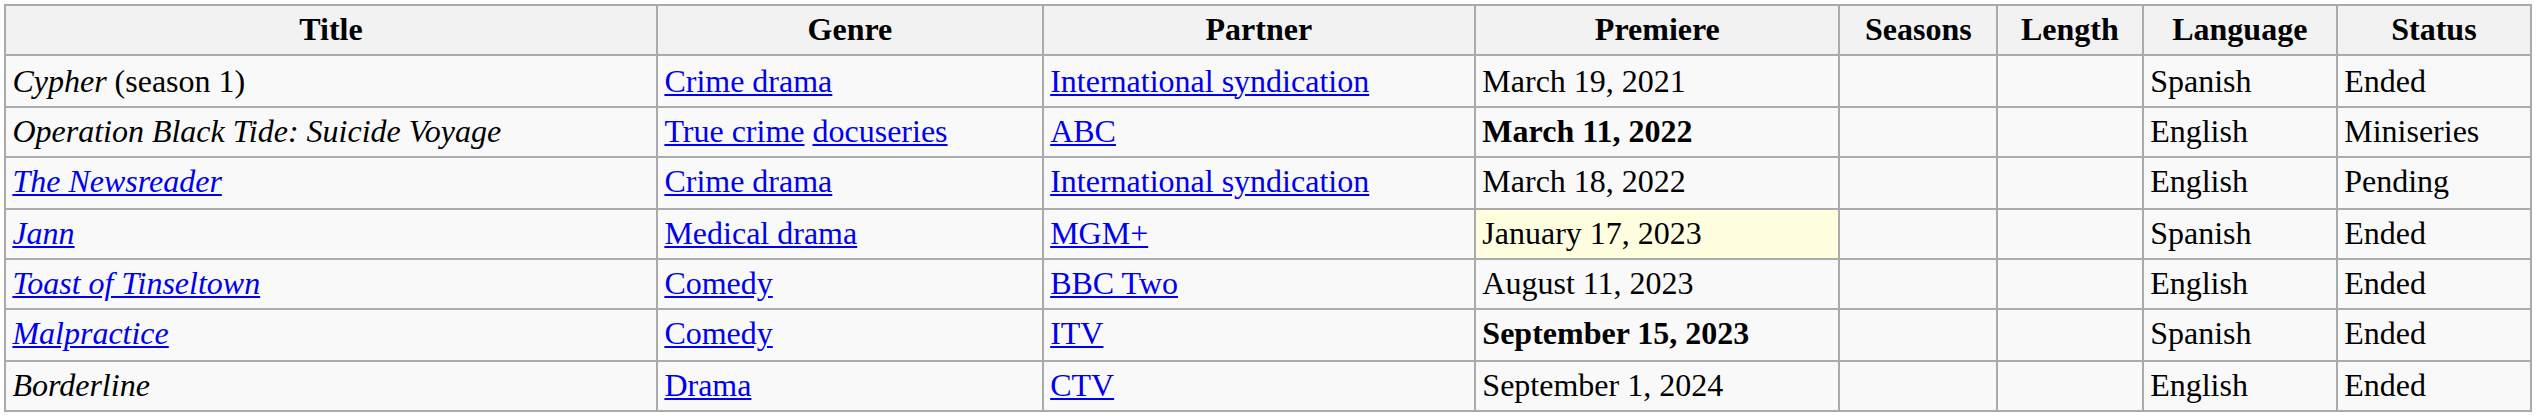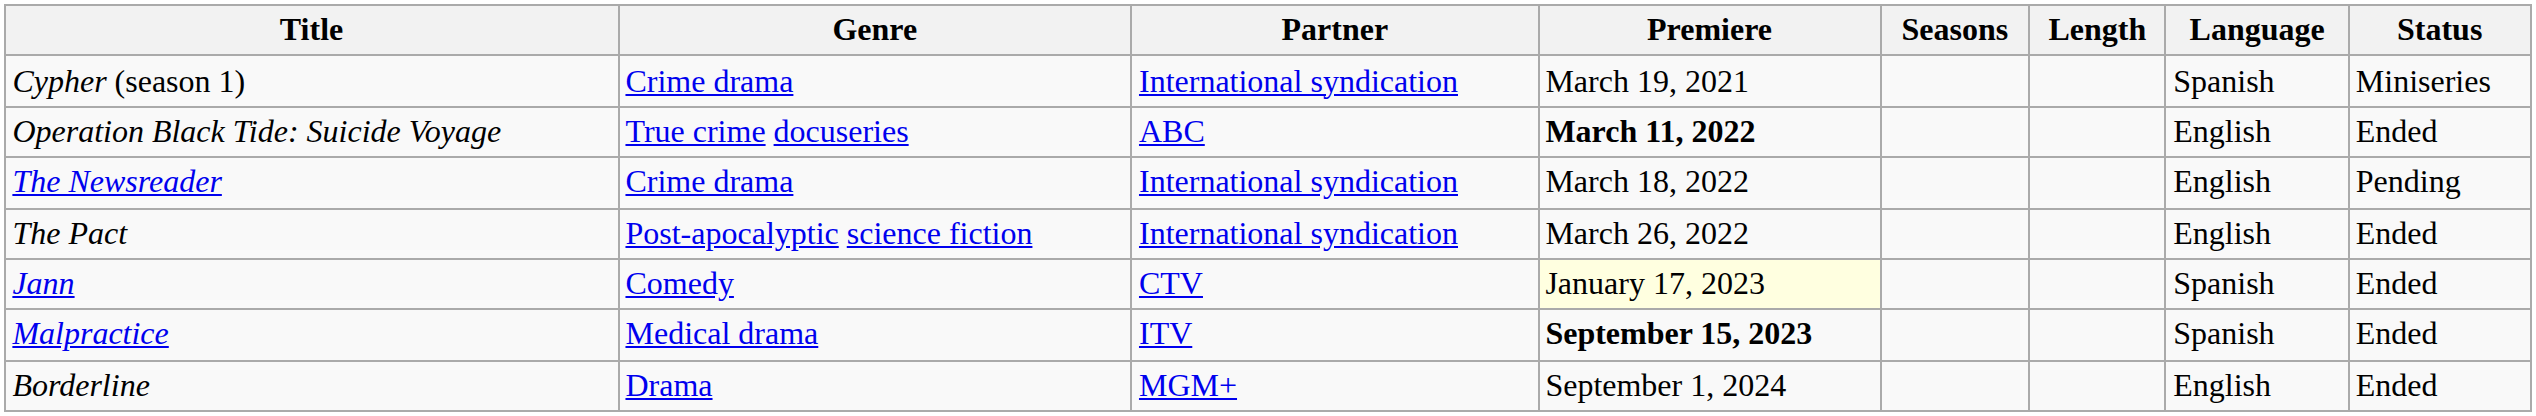(2385, 80) Ended -> (2423, 80) Miniseries
(2412, 131) Miniseries -> (2397, 131) Ended
+ row: (70, 232)
(761, 232) Medical drama -> (680, 283) Comedy
(1099, 232) MGM+ -> (1171, 283) CTV
- row: (136, 283)
(719, 334) Comedy -> (722, 334) Medical drama
(1082, 385) CTV -> (1188, 385) MGM+
